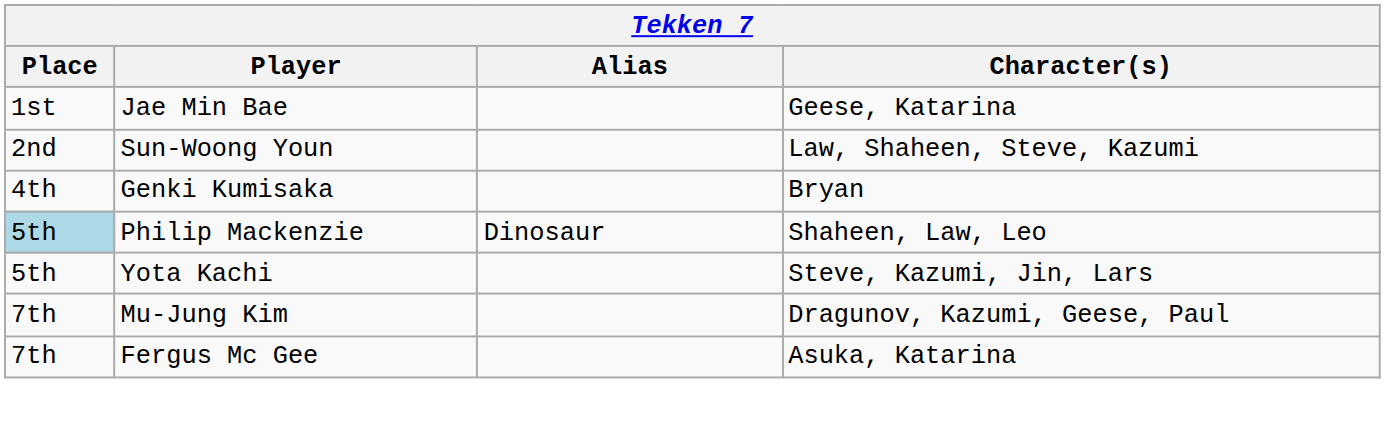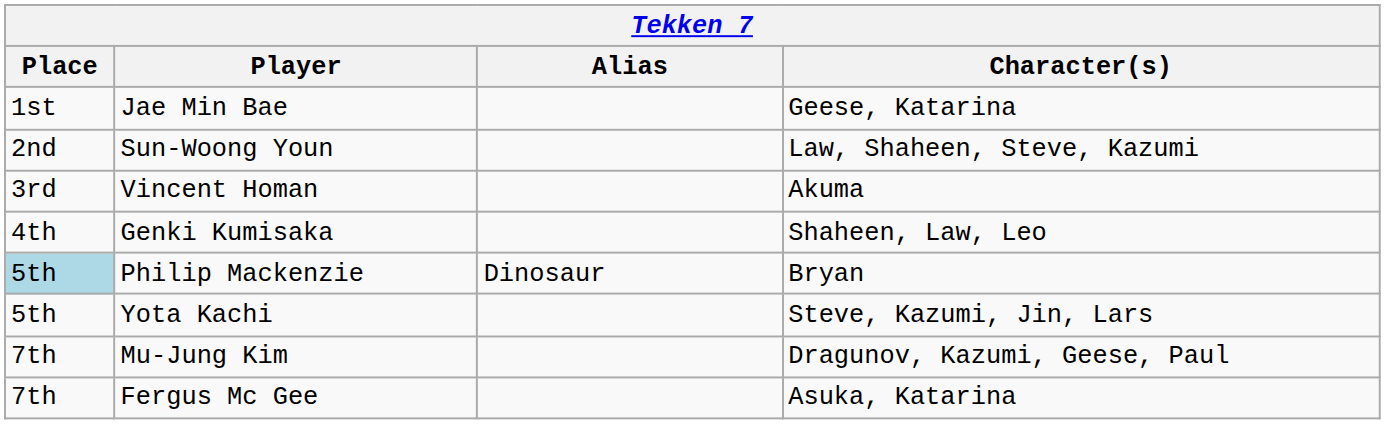+ row: (219, 191)
(826, 191) Bryan -> (918, 232) Shaheen, Law, Leo
(918, 232) Shaheen, Law, Leo -> (826, 274) Bryan
